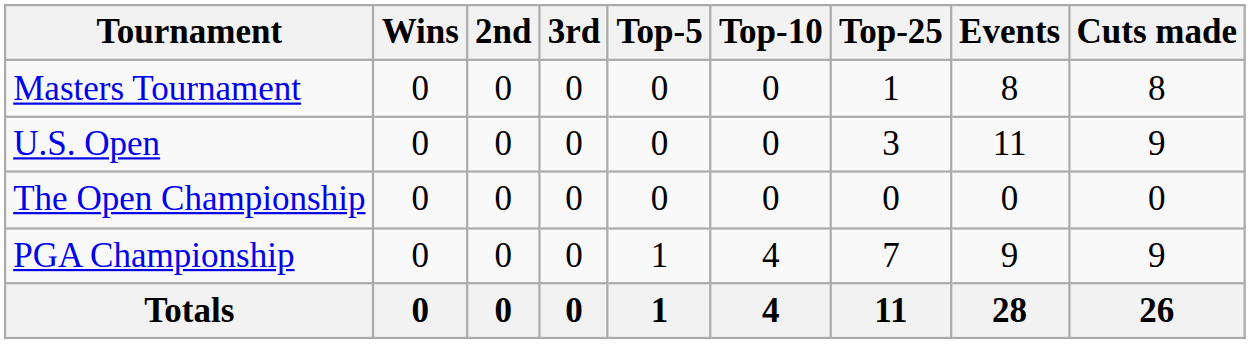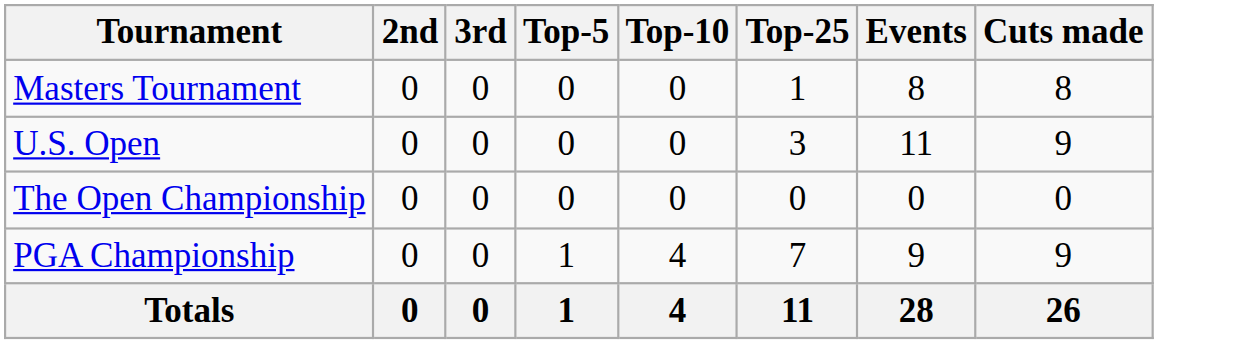- column: (420, 32)
